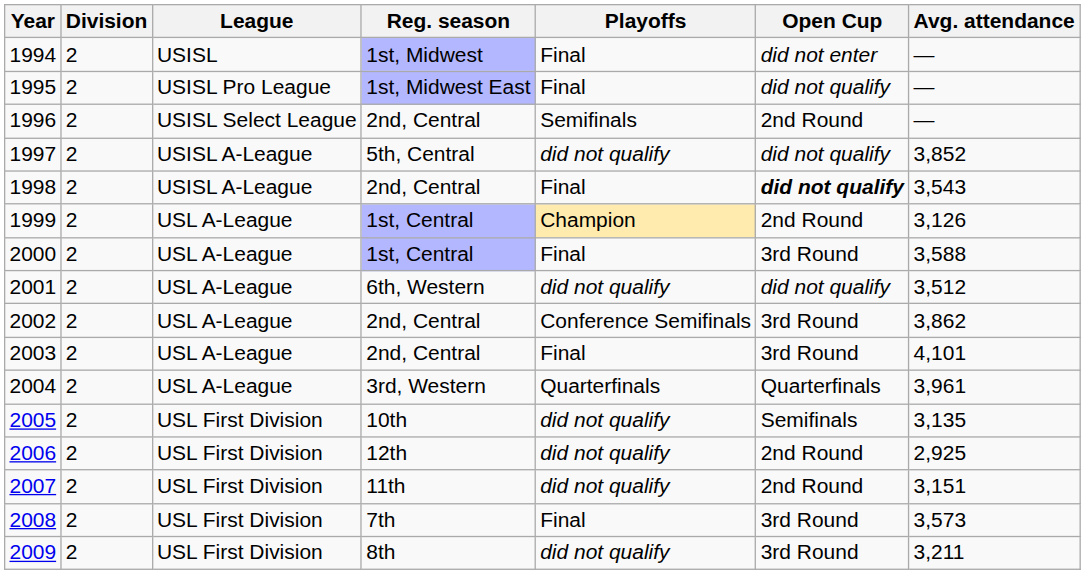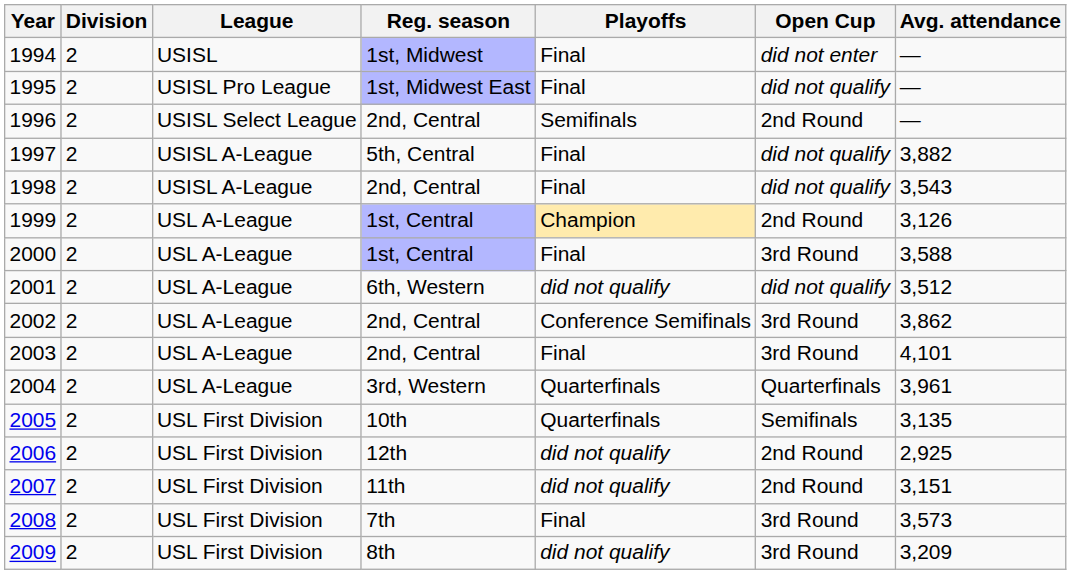(605, 154) did not qualify -> (563, 154) Final
(940, 154) 3,852 -> (926, 154) 3,882
(832, 187) bold -> (825, 187) normal
(605, 420) did not qualify -> (600, 420) Quarterfinals
(939, 552) 3,211 -> (926, 552) 3,209
